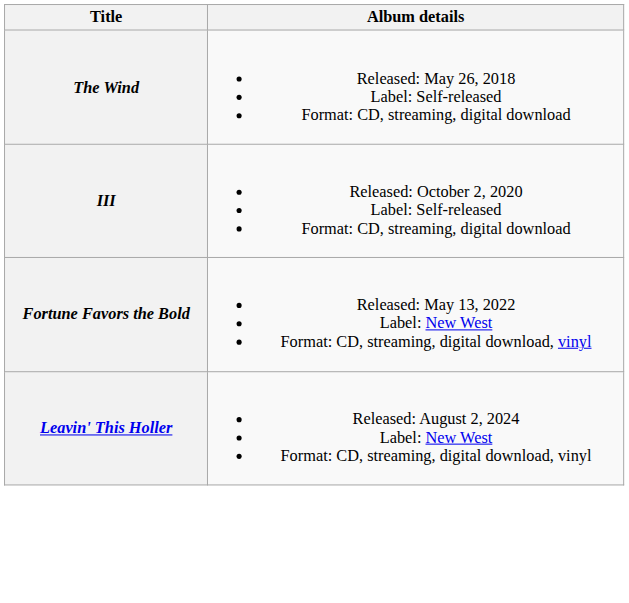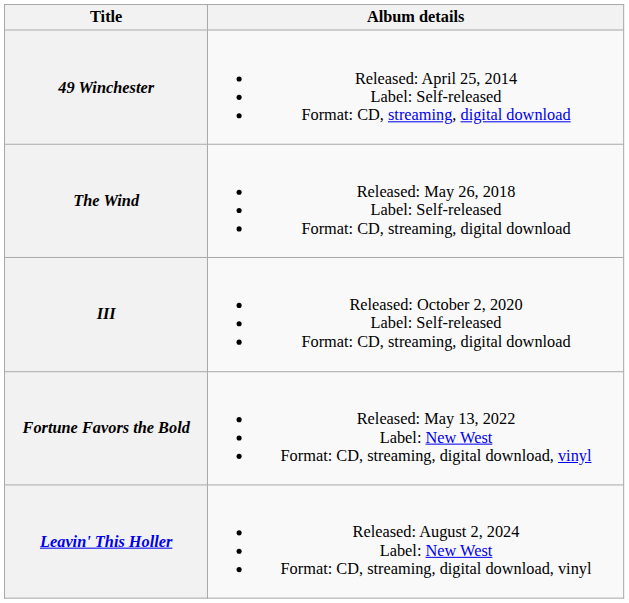+ row: (106, 87)
